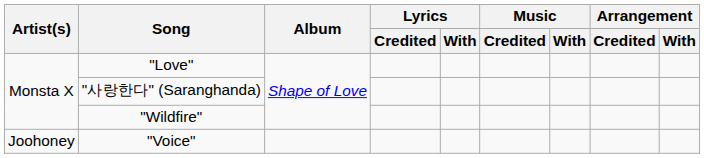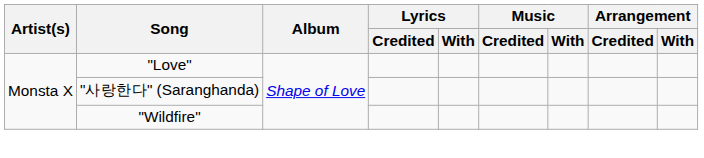- row: (171, 141)
